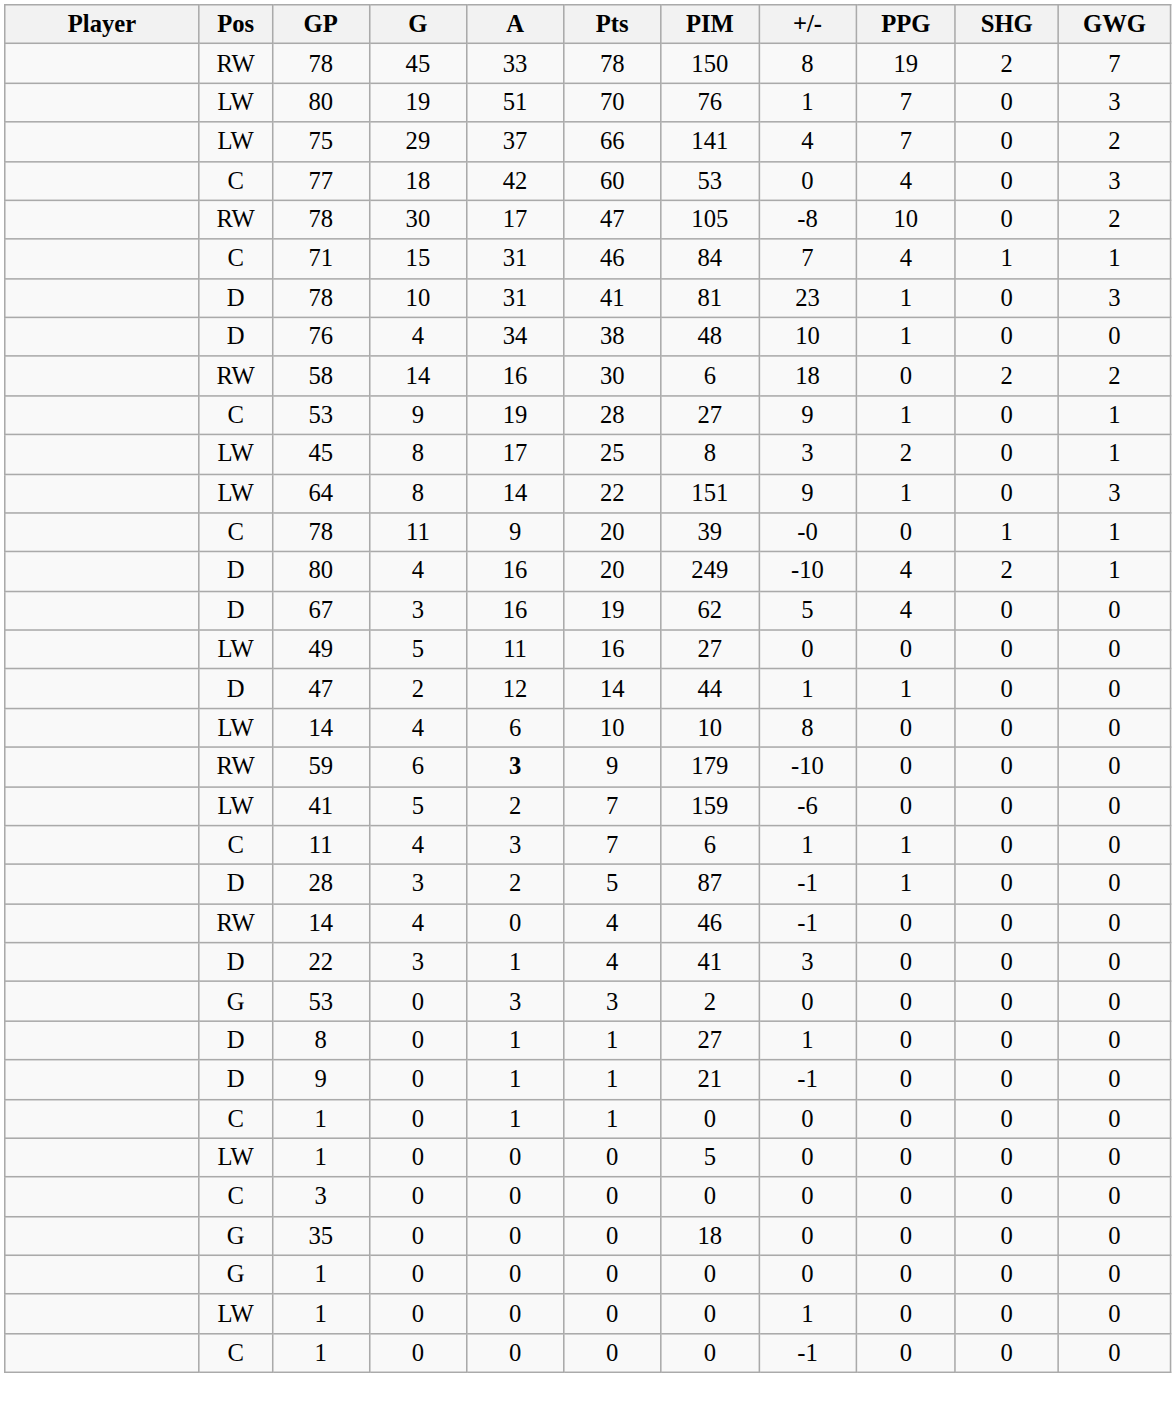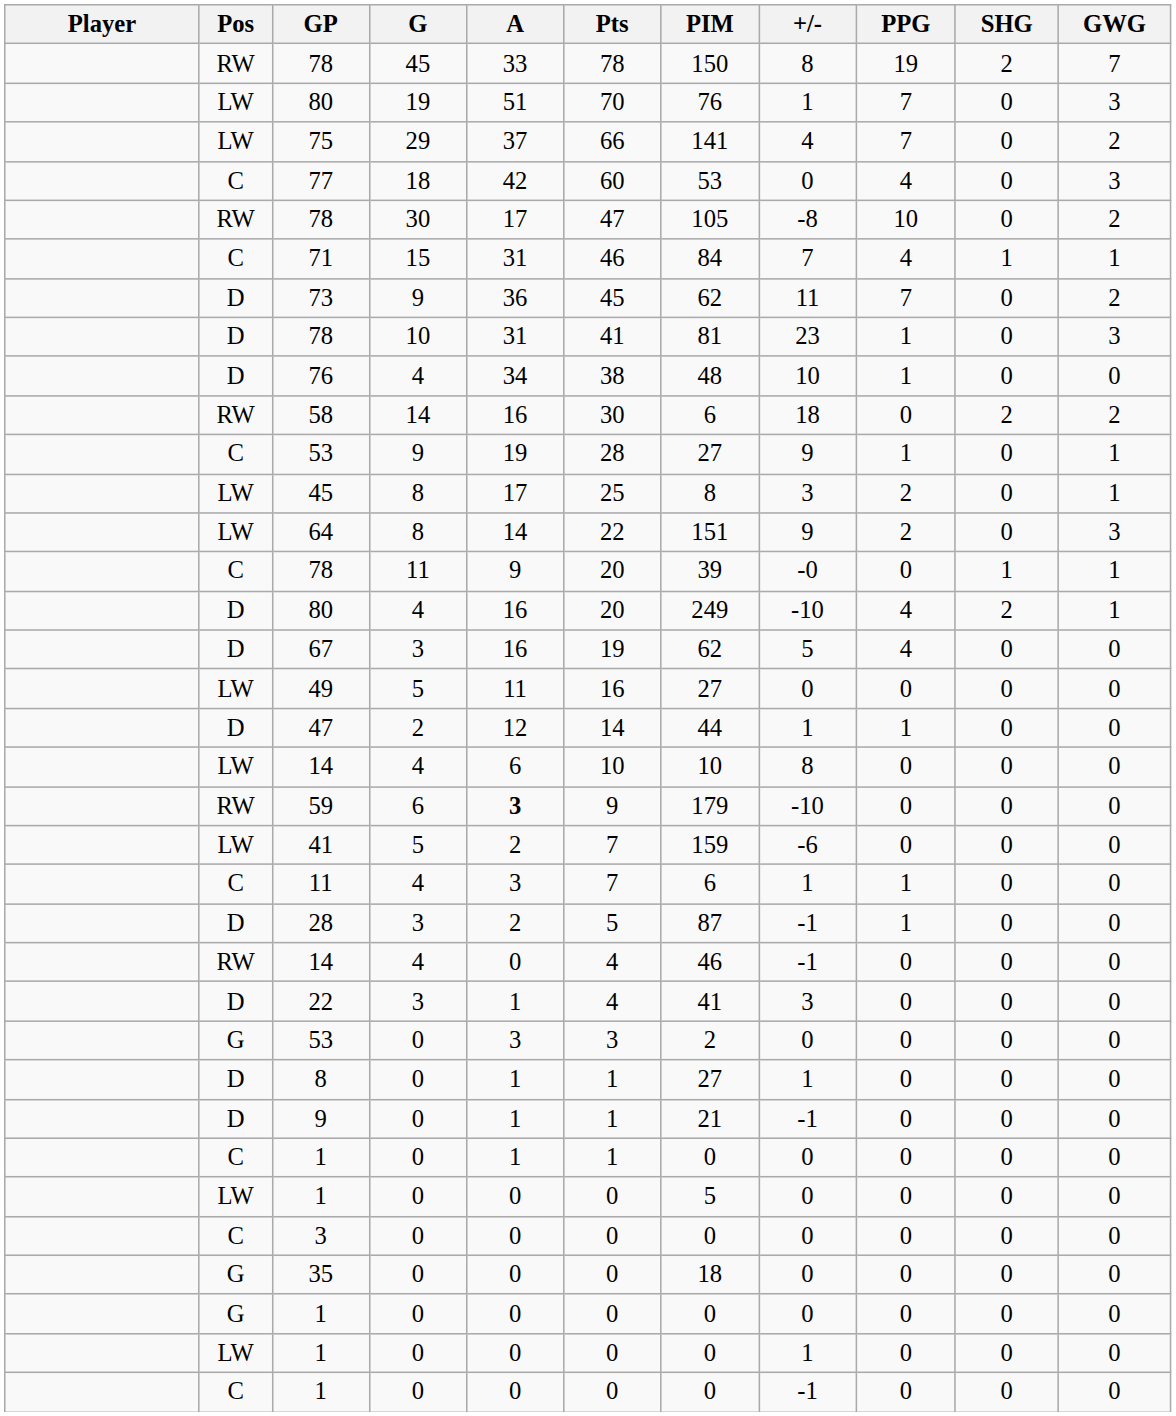+ row: (236, 297)
(906, 492) 1 -> (906, 532) 2
